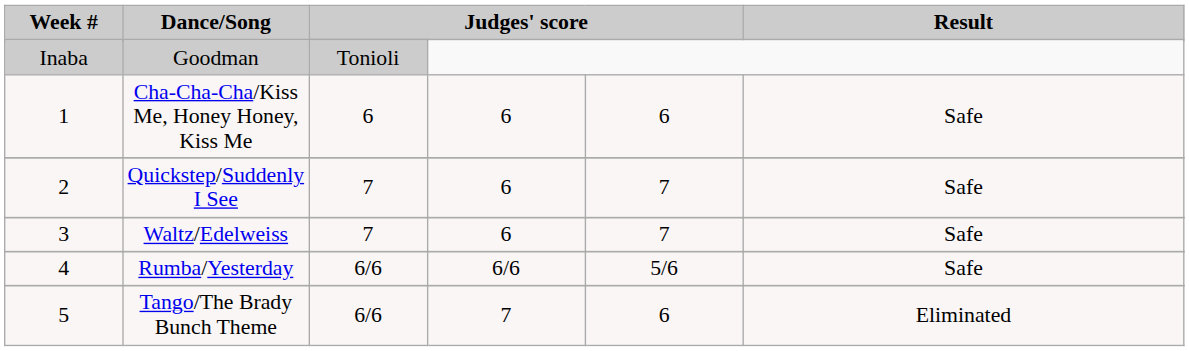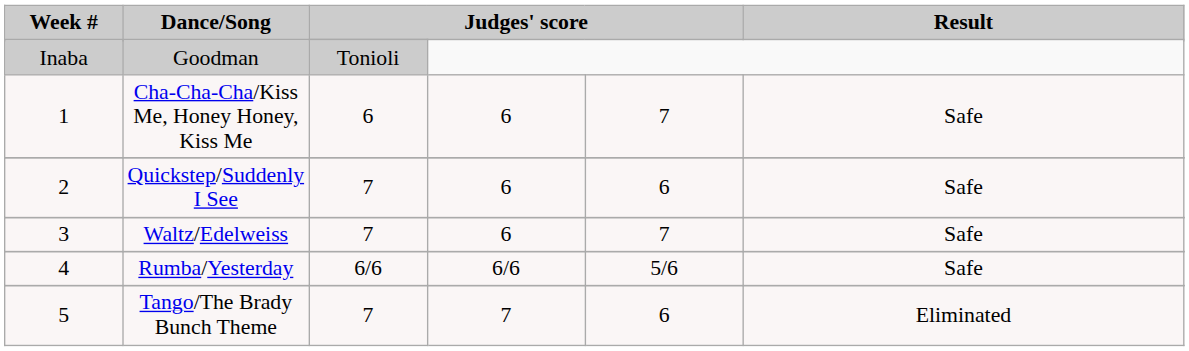(664, 116) 6 -> (664, 116) 7
(664, 187) 7 -> (664, 187) 6
(368, 315) 6/6 -> (368, 315) 7
